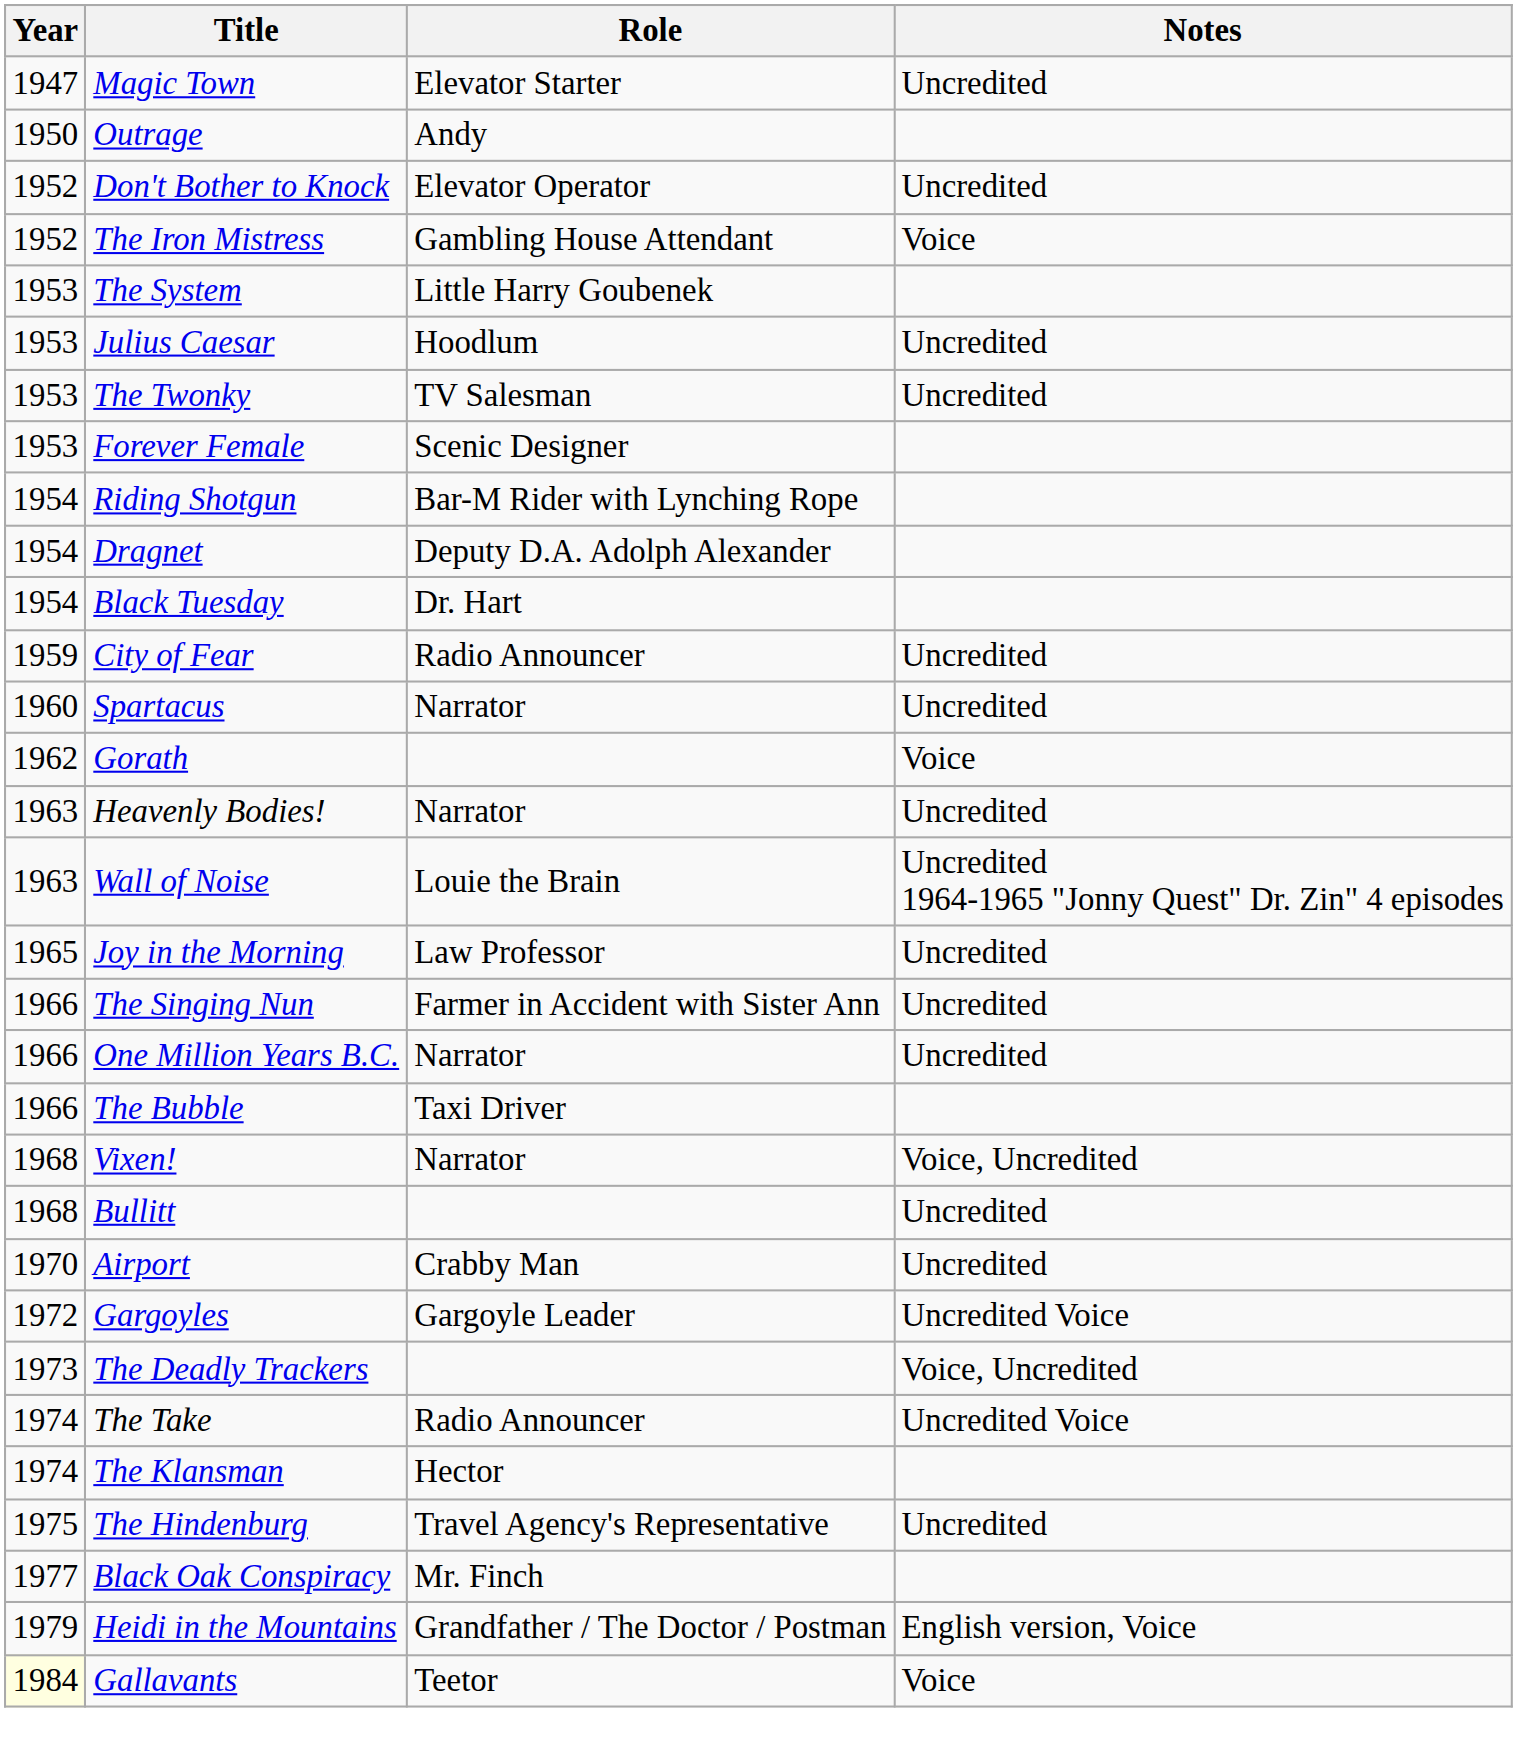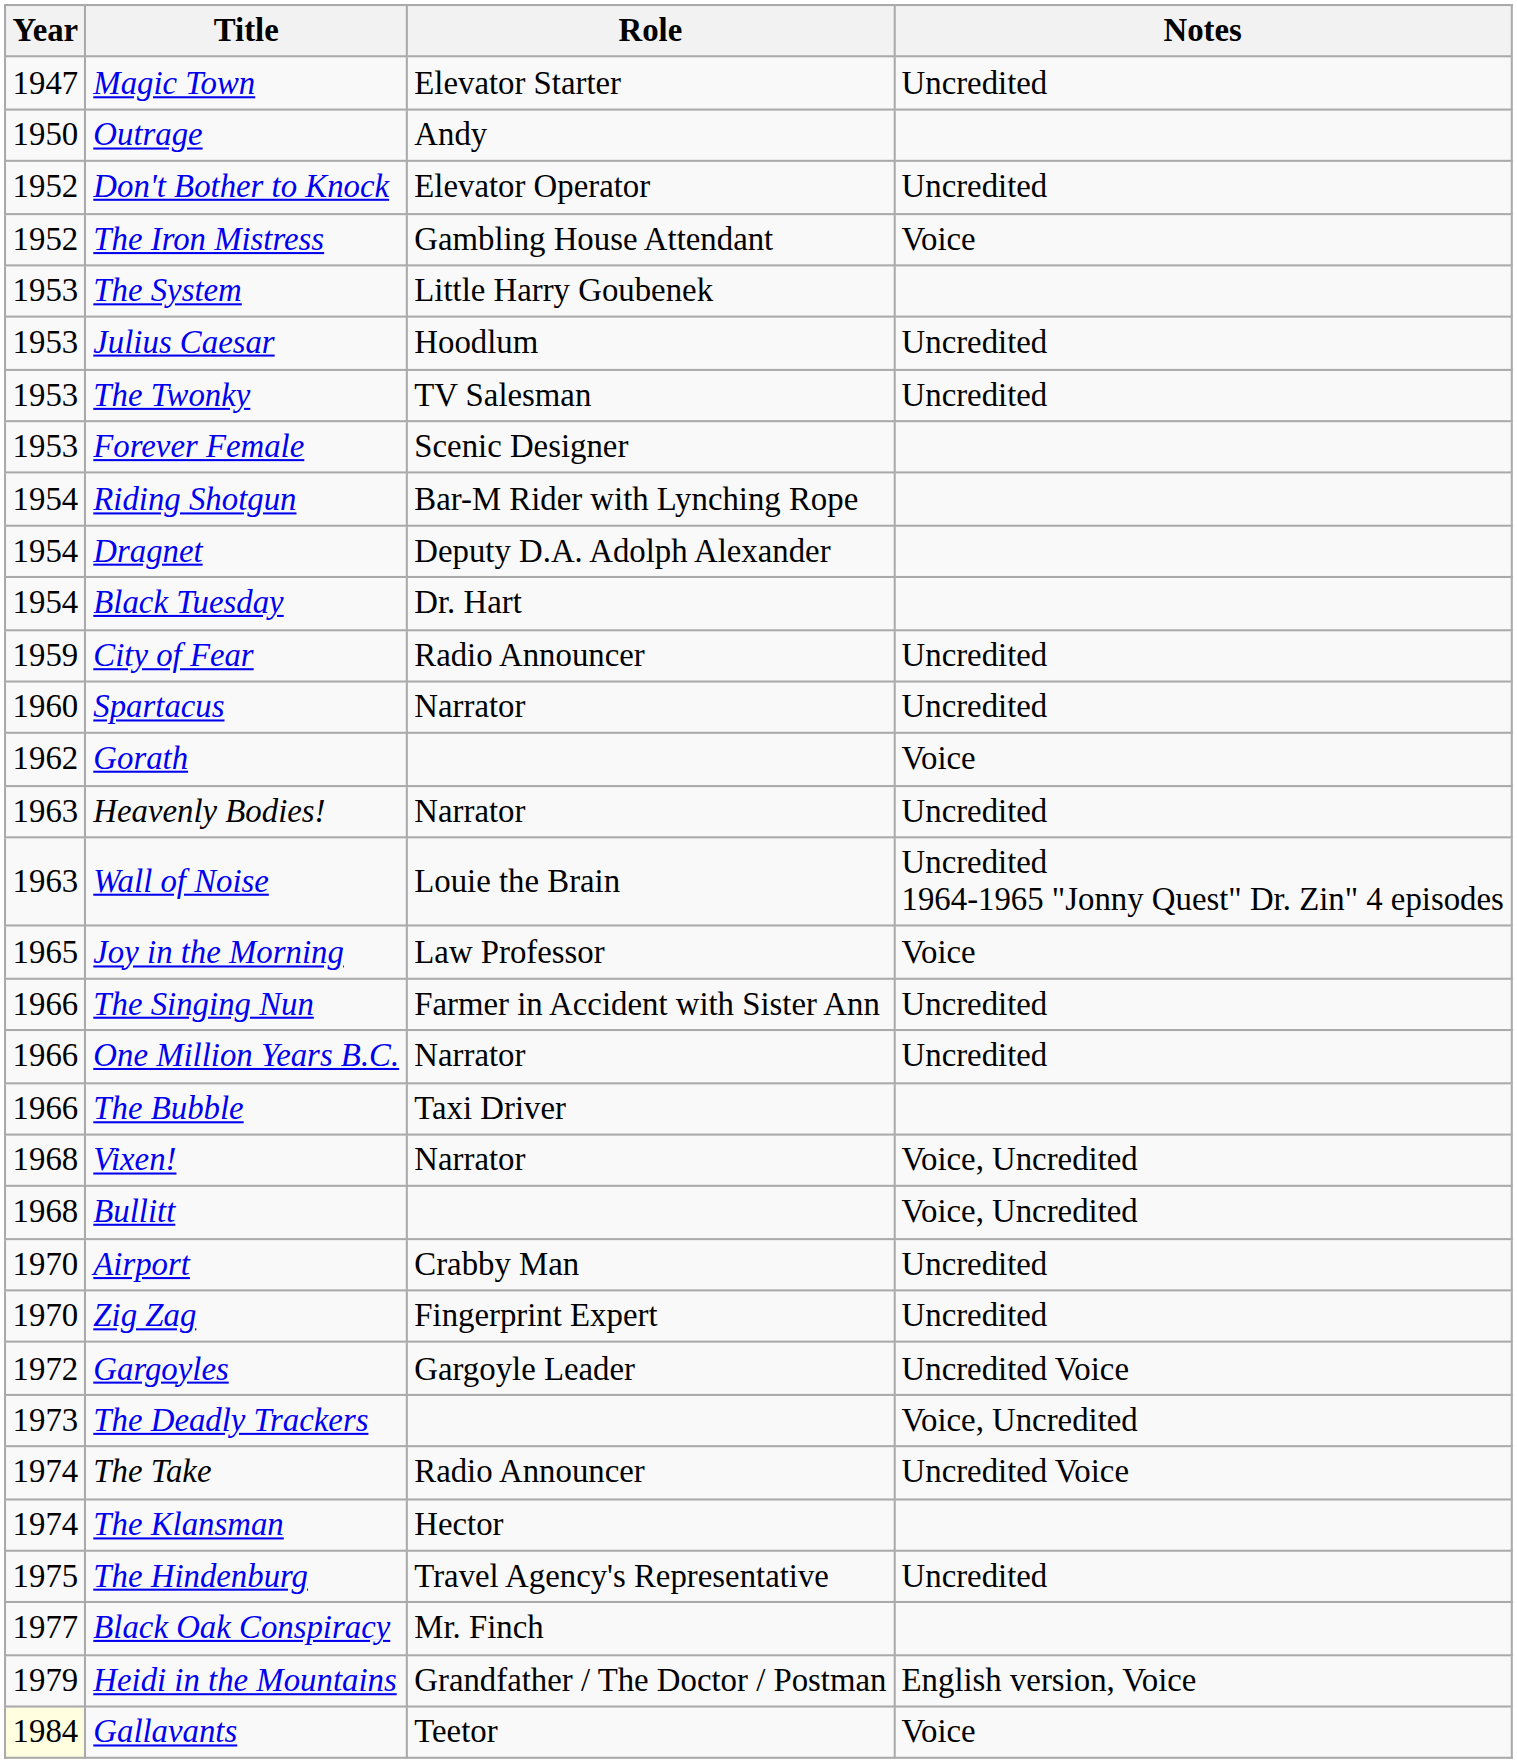(974, 951) Uncredited -> (939, 951) Voice
(974, 1211) Uncredited -> (1020, 1211) Voice, Uncredited
+ row: (145, 1315)
